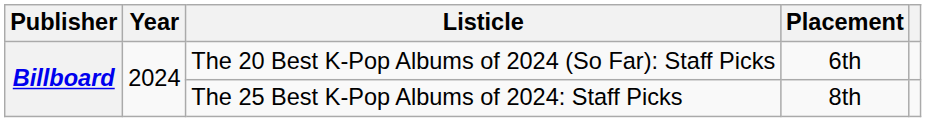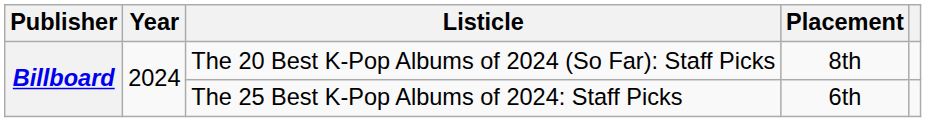(845, 60) 6th -> (845, 60) 8th
(845, 97) 8th -> (845, 97) 6th
